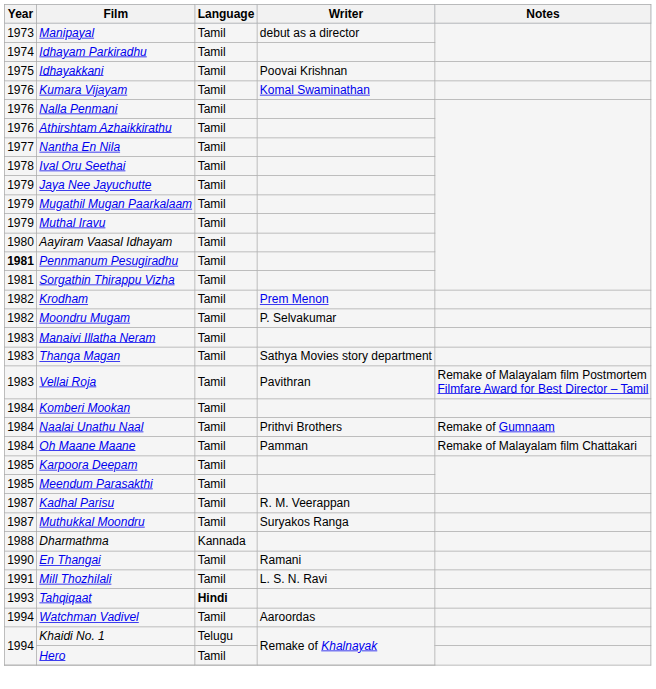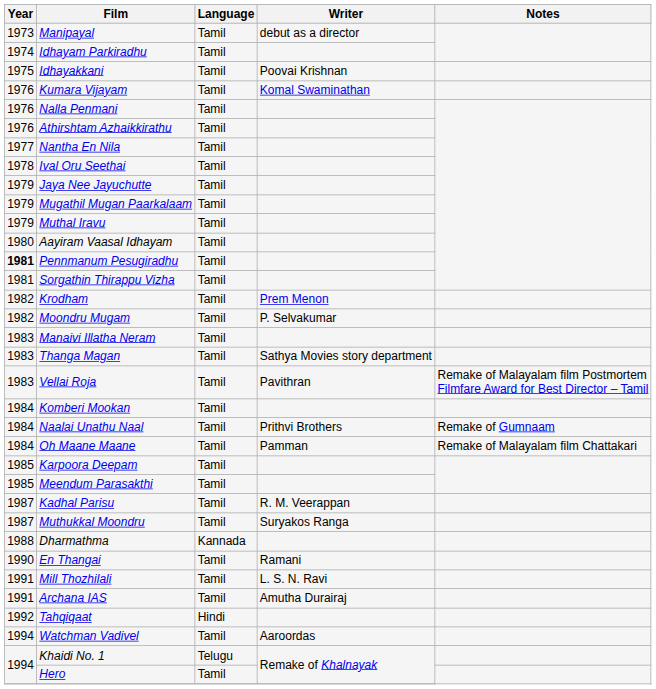+ row: (73, 598)
(20, 598) 1993 -> (20, 617) 1992
(213, 598) bold -> (211, 617) normal
